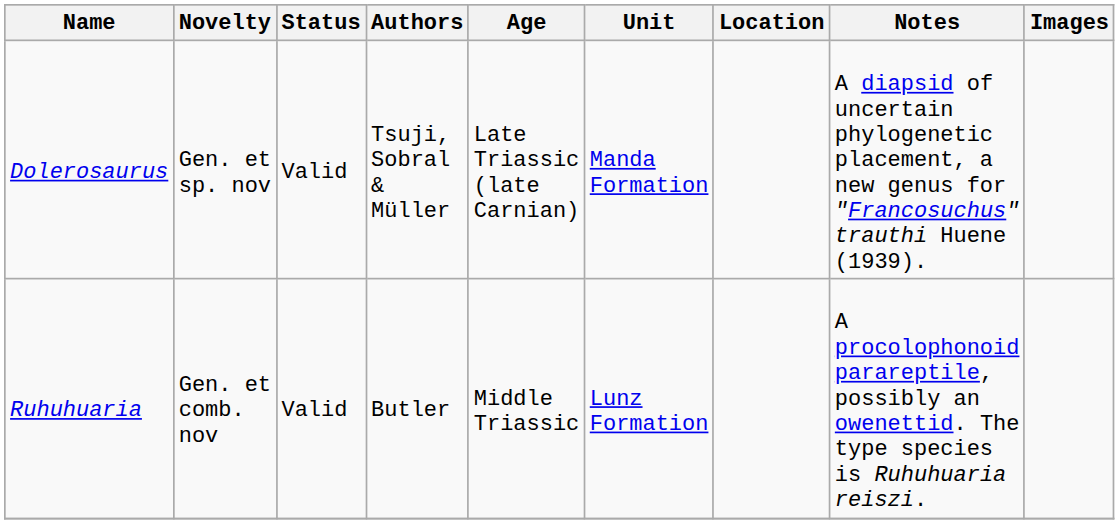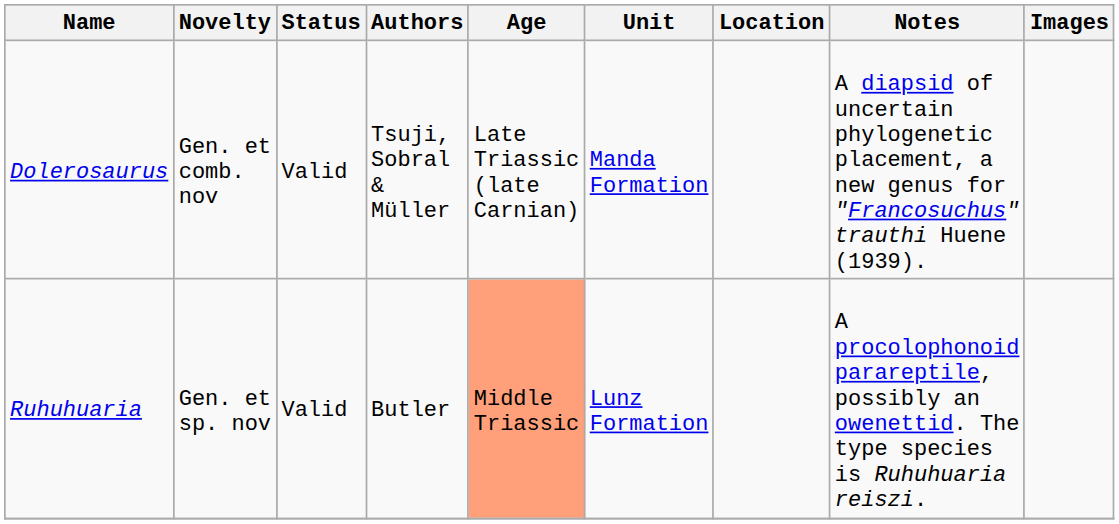(225, 173) Gen. et sp. nov -> (225, 173) Gen. et comb. nov
(225, 411) Gen. et comb. nov -> (225, 411) Gen. et sp. nov
(527, 411) no background -> (527, 411) lightsalmon background
